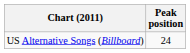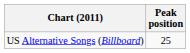(166, 40) 24 -> (166, 40) 25
